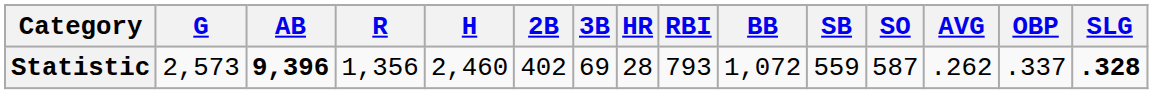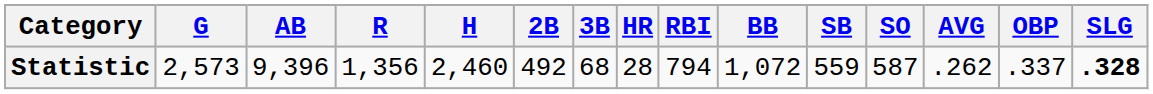(291, 68) bold -> (291, 68) normal
(544, 68) 402 -> (544, 68) 492
(594, 68) 69 -> (594, 68) 68
(688, 68) 793 -> (688, 68) 794
